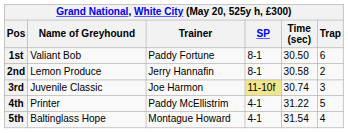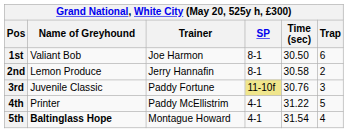(181, 55) Paddy Fortune -> (176, 55) Joe Harmon
(176, 87) Joe Harmon -> (181, 87) Paddy Fortune
(296, 87) 30.74 -> (296, 87) 30.76
(68, 119) normal -> (71, 119) bold
